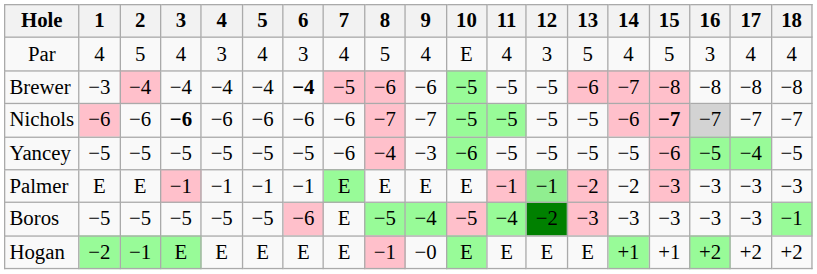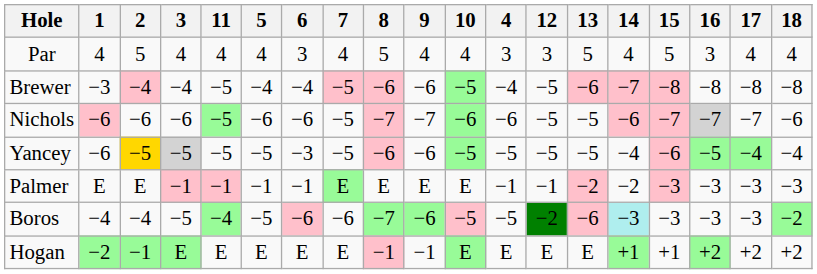columns swapped: (222, 20) <-> (507, 20)
(466, 53) E -> (465, 53) 4
(303, 86) bold -> (302, 86) normal
(181, 119) bold -> (181, 119) normal
(344, 119) −6 -> (343, 119) −5
(466, 119) −5 -> (465, 119) −6
(669, 119) bold -> (669, 119) normal
(792, 119) −7 -> (792, 119) −6
(99, 152) −5 -> (99, 152) −6
(140, 152) no background -> (140, 152) gold background
(181, 152) no background -> (181, 152) lightgrey background
(303, 152) −5 -> (302, 152) −3
(344, 152) −6 -> (343, 152) −5
(385, 152) −4 -> (384, 152) −6
(426, 152) −3 -> (425, 152) −6
(466, 152) −6 -> (465, 152) −5
(628, 152) −5 -> (628, 152) −4
(792, 152) −5 -> (792, 152) −4
(547, 185) lightgreen background -> (547, 185) no background
(99, 218) −5 -> (99, 218) −4
(140, 218) −5 -> (140, 218) −4
(344, 218) E -> (343, 218) −6
(385, 218) −5 -> (384, 218) −7
(426, 218) −4 -> (425, 218) −6
(588, 218) −3 -> (588, 218) −6
(628, 218) no background -> (628, 218) paleturquoise background
(792, 218) −1 -> (792, 218) −2
(426, 251) −0 -> (425, 251) −1
